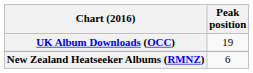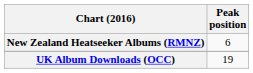rows swapped: (106, 59) <-> (106, 42)
